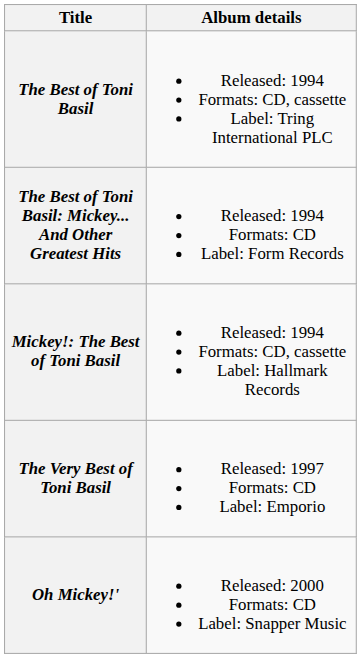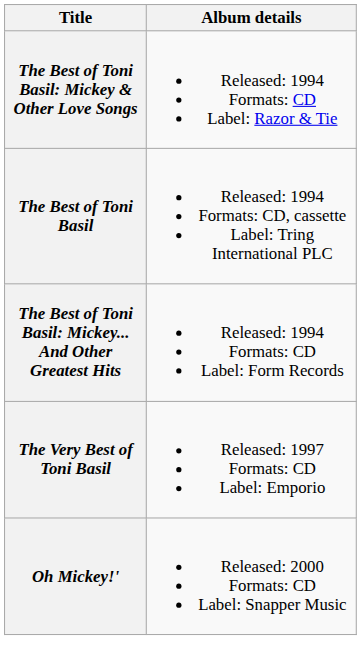+ row: (76, 89)
- row: (76, 351)
